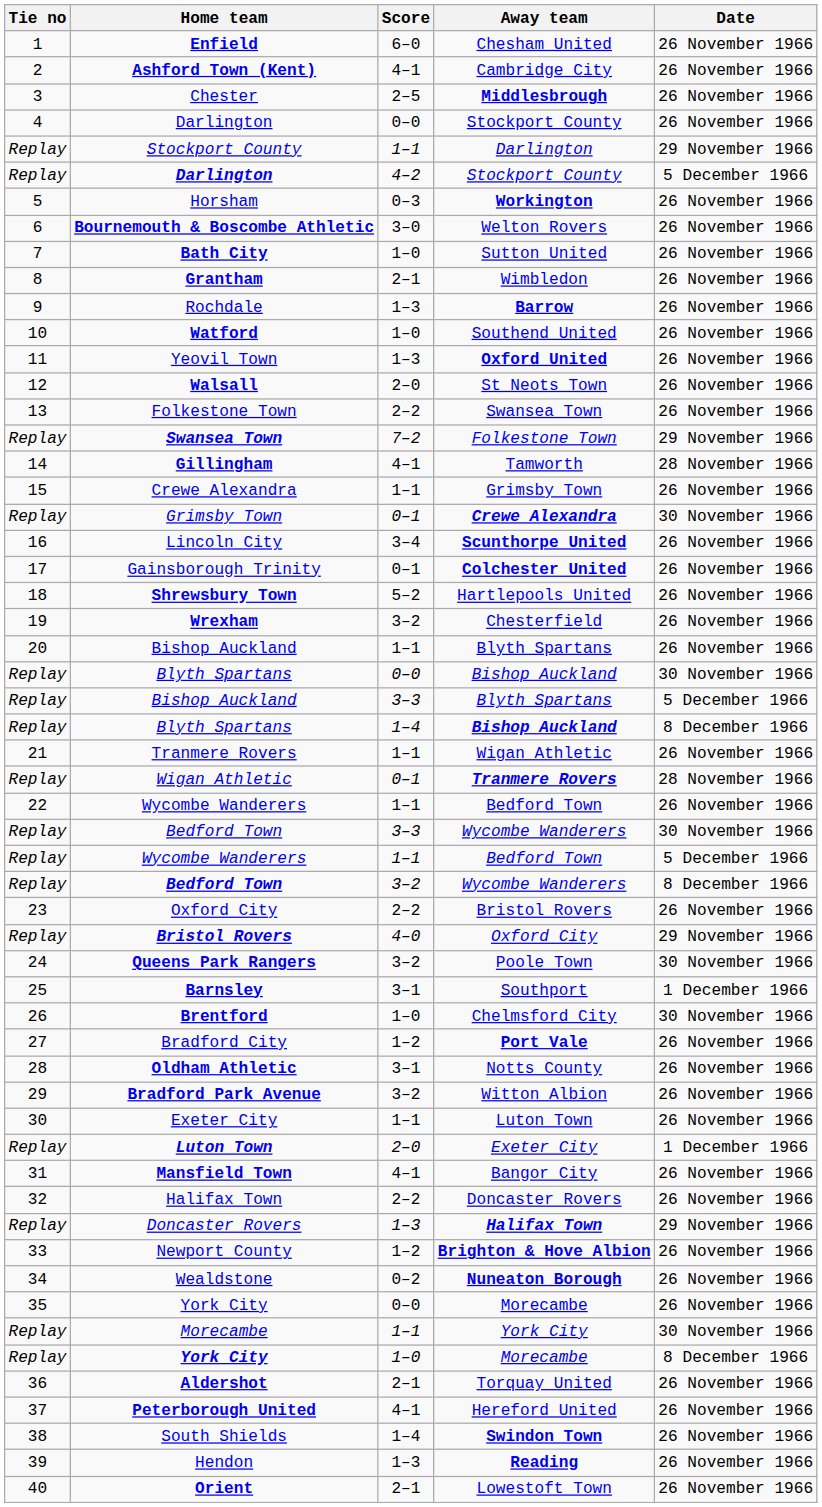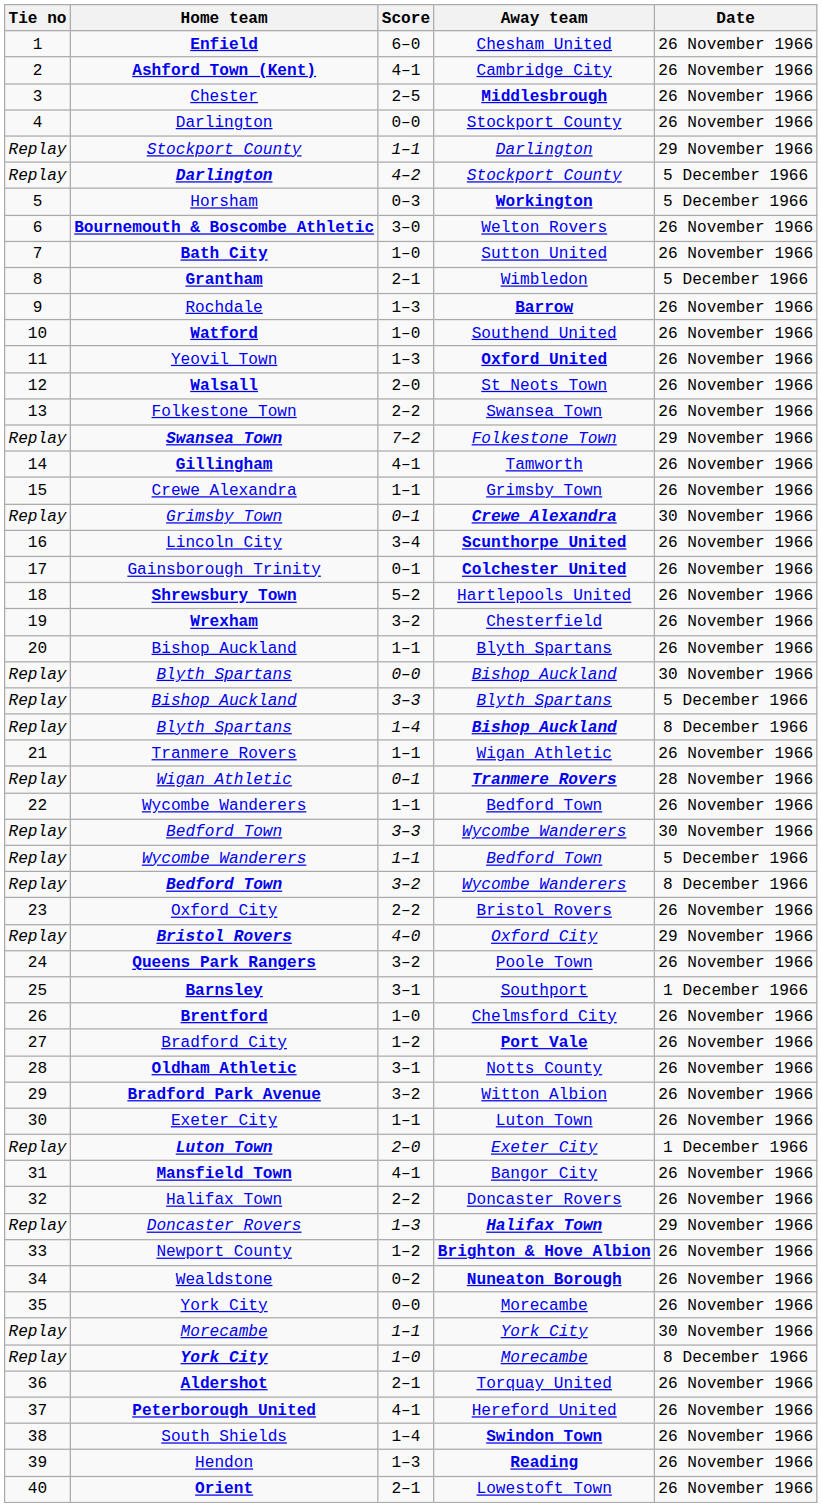(736, 202) 26 November 1966 -> (736, 202) 5 December 1966
(736, 280) 26 November 1966 -> (736, 280) 5 December 1966
(736, 464) 28 November 1966 -> (736, 464) 26 November 1966
(736, 964) 30 November 1966 -> (736, 964) 26 November 1966
(736, 1016) 30 November 1966 -> (736, 1016) 26 November 1966
